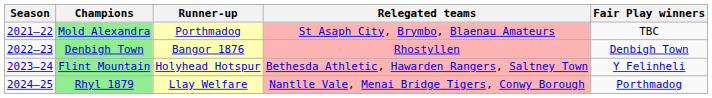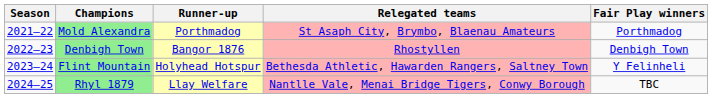(649, 31) TBC -> (649, 31) Porthmadog
(649, 85) Porthmadog -> (649, 85) TBC
